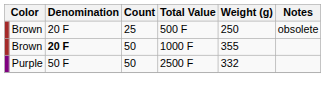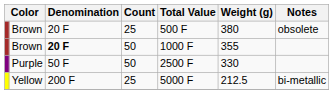(230, 30) 250 -> (230, 30) 380
(230, 64) 332 -> (230, 64) 330
+ row: (27, 81)
